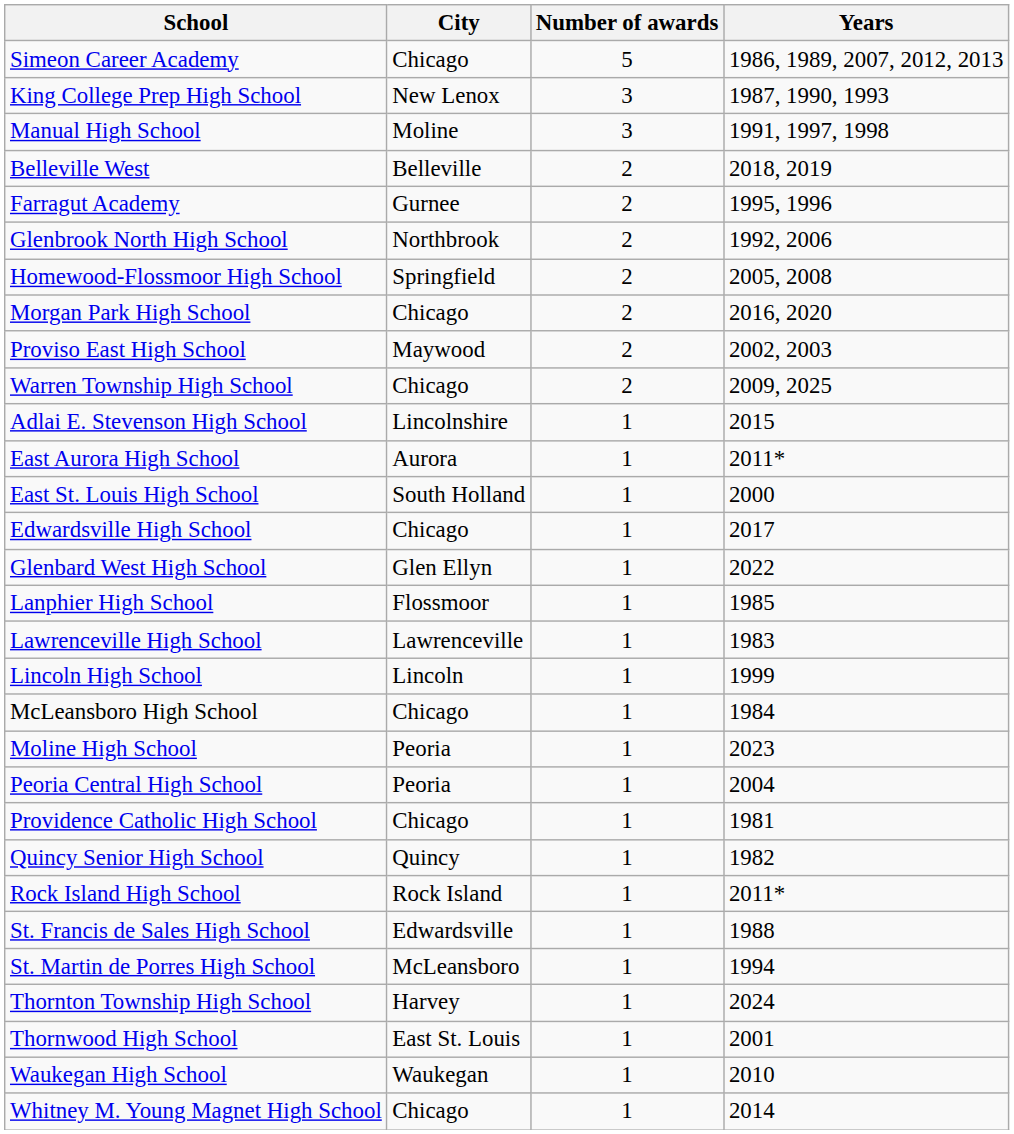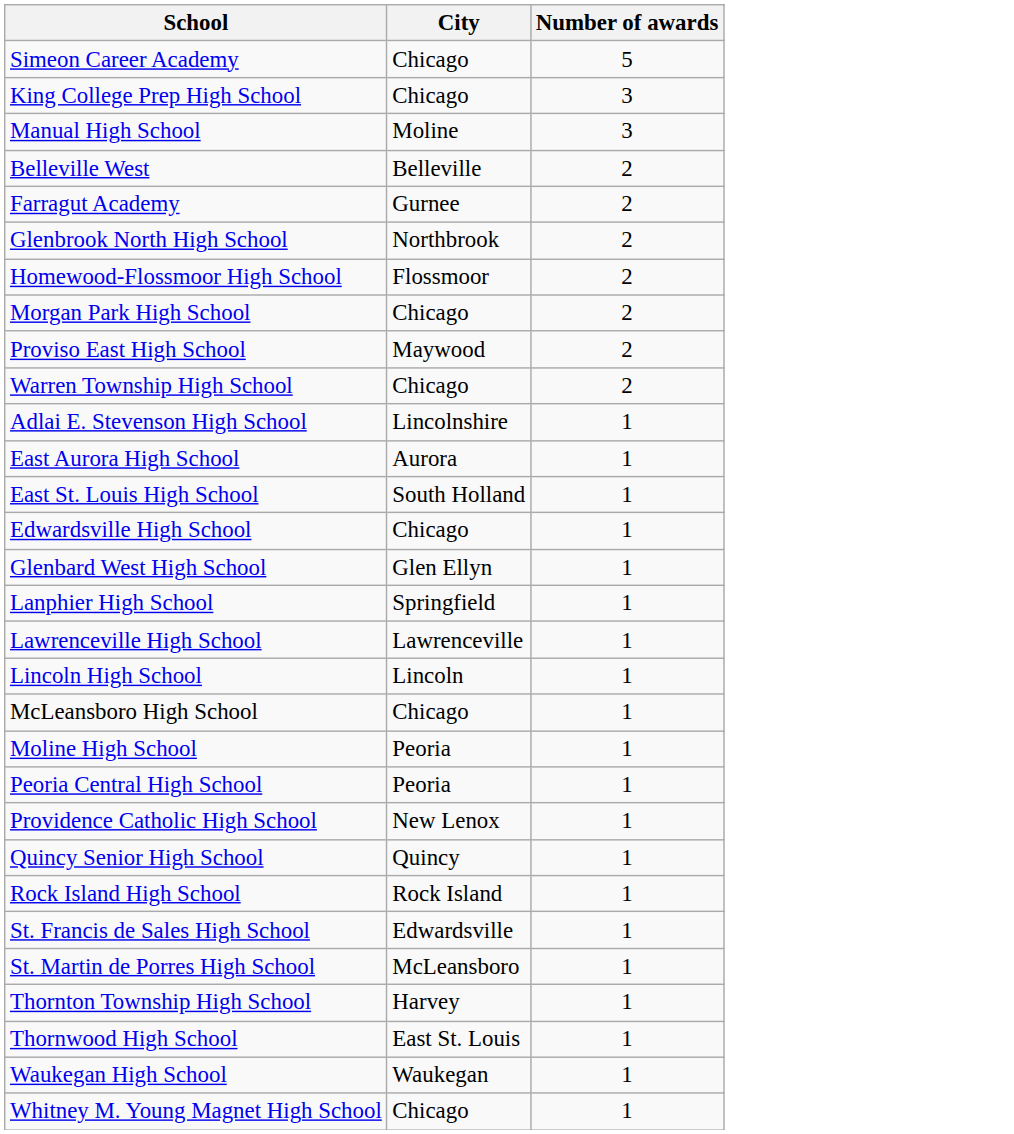- column: (866, 22)
(446, 95) New Lenox -> (430, 95) Chicago
(444, 276) Springfield -> (441, 276) Flossmoor
(441, 603) Flossmoor -> (444, 603) Springfield
(430, 820) Chicago -> (446, 820) New Lenox
